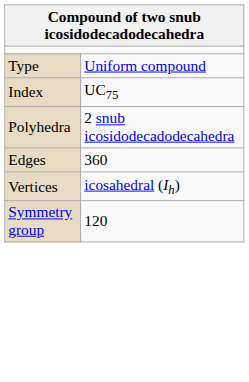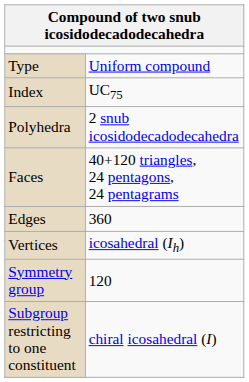+ row: (26, 177)
+ row: (42, 339)
